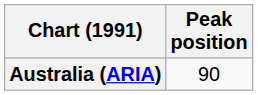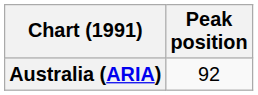(209, 74) 90 -> (209, 74) 92
